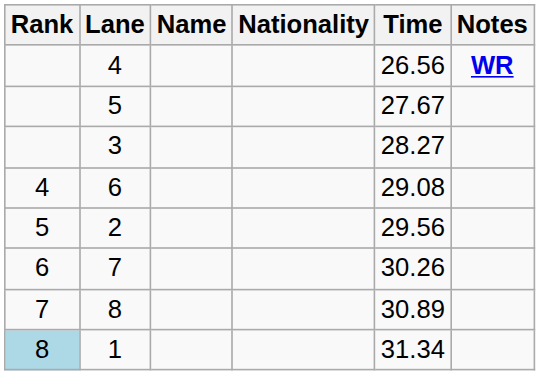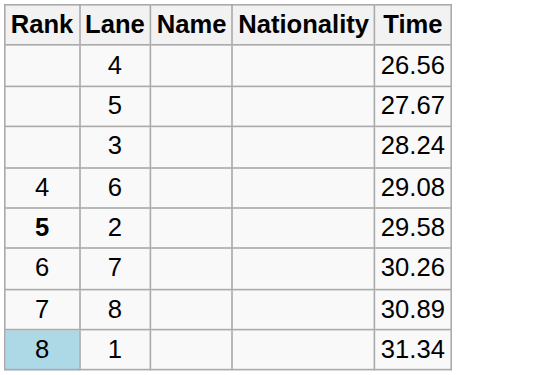- column: (492, 24)
(413, 146) 28.27 -> (413, 146) 28.24
(42, 227) normal -> (42, 227) bold
(413, 227) 29.56 -> (413, 227) 29.58
